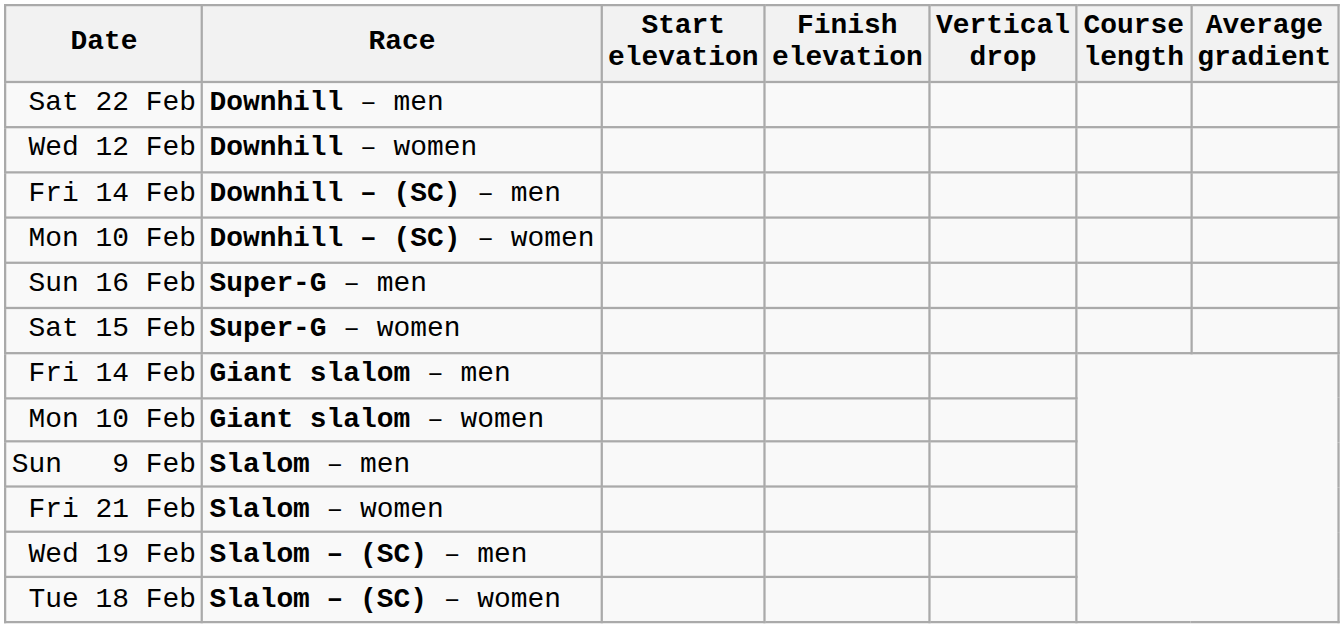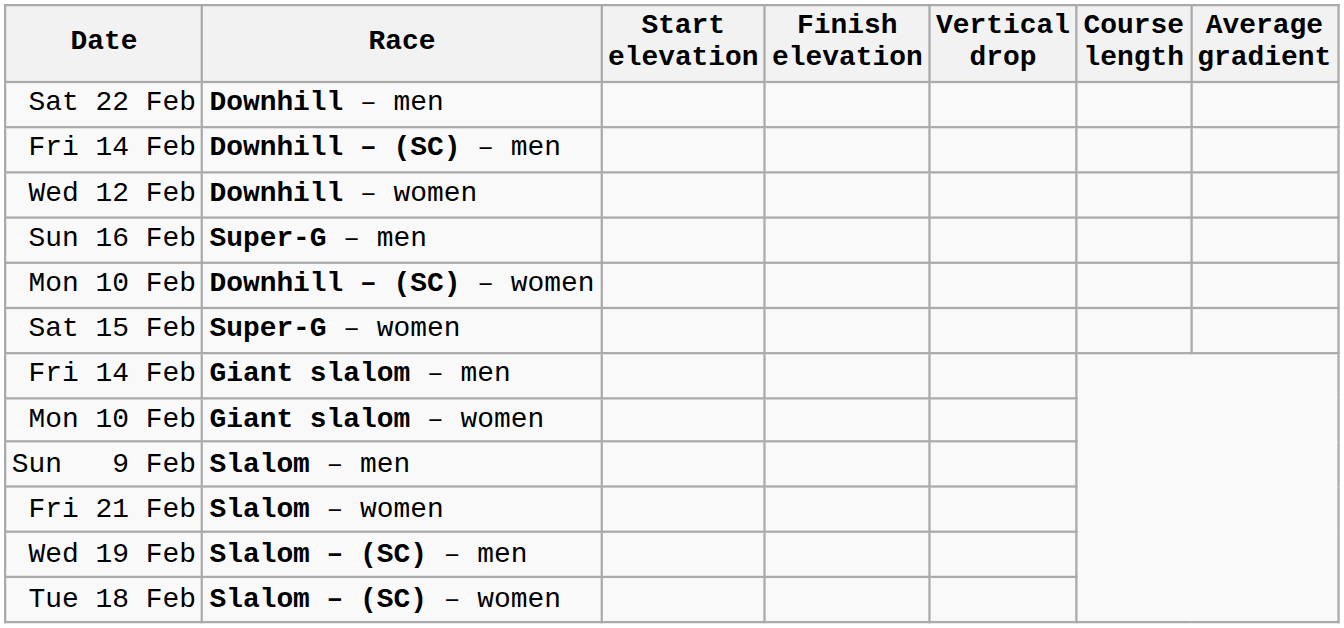rows swapped: (343, 150) <-> (385, 195)
rows swapped: (402, 240) <-> (318, 285)
